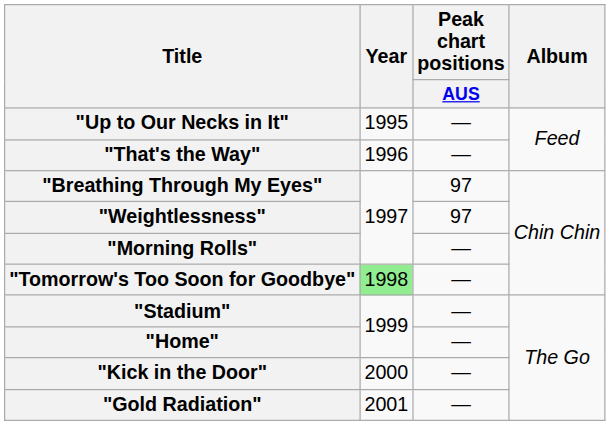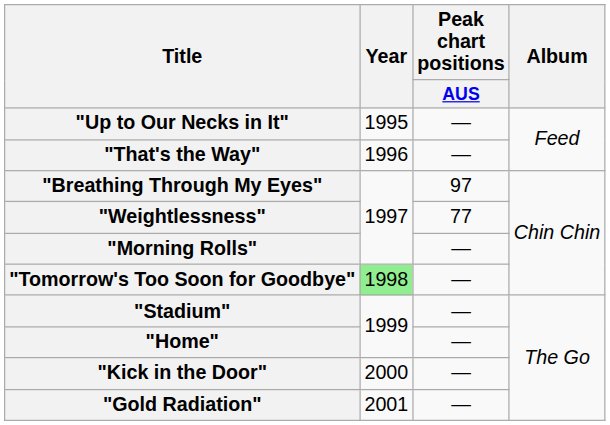(461, 217) 97 -> (461, 217) 77
